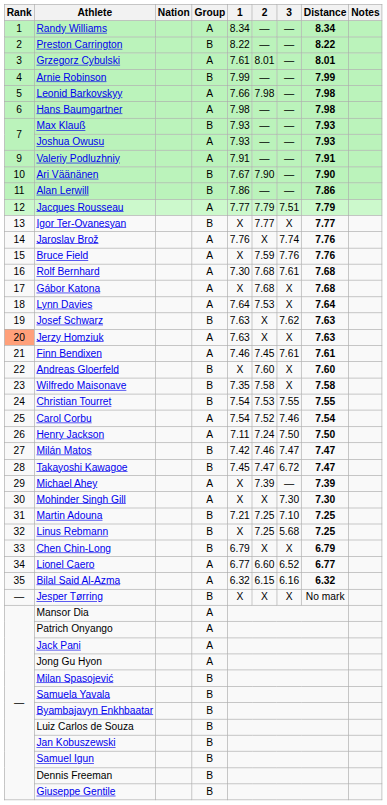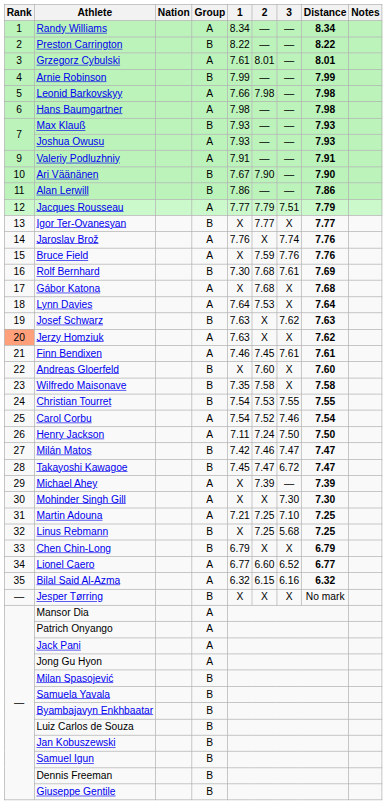(210, 272) A -> (210, 272) B
(325, 272) 7.68 -> (325, 272) 7.69
(325, 337) 7.63 -> (325, 337) 7.62
(210, 516) B -> (210, 516) A
